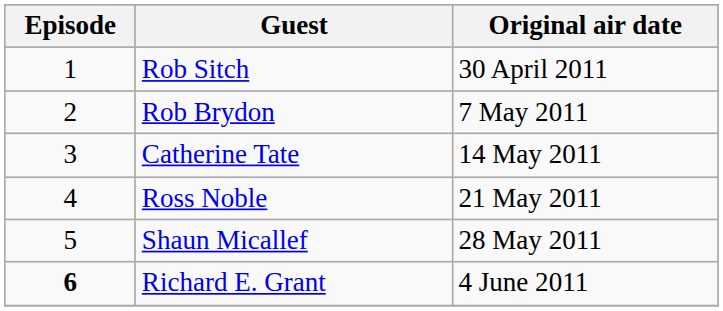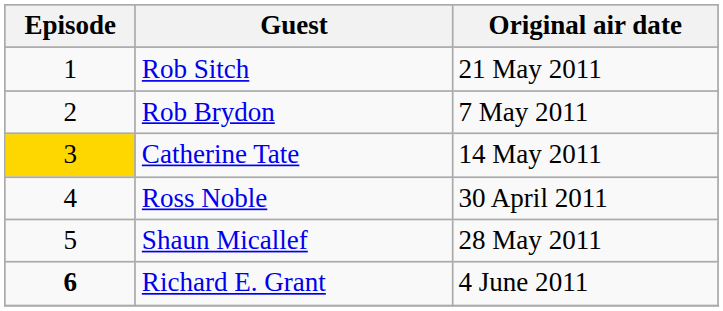(533, 68) 30 April 2011 -> (530, 68) 21 May 2011
(70, 154) no background -> (70, 154) gold background
(530, 197) 21 May 2011 -> (533, 197) 30 April 2011
